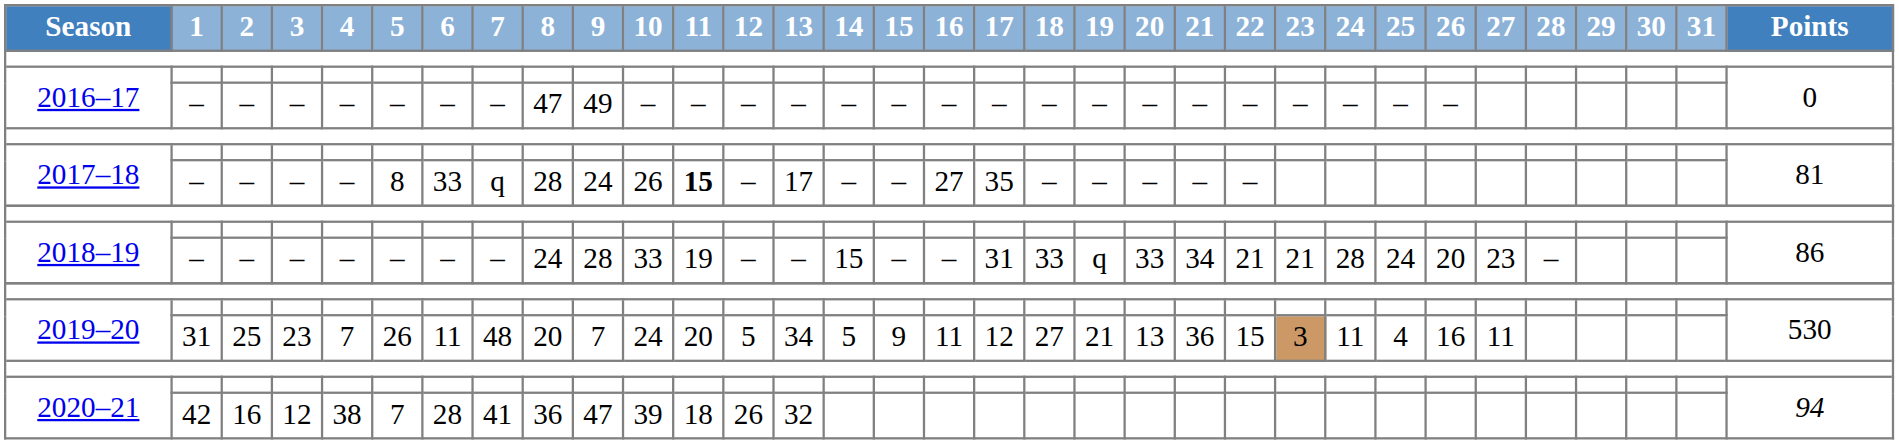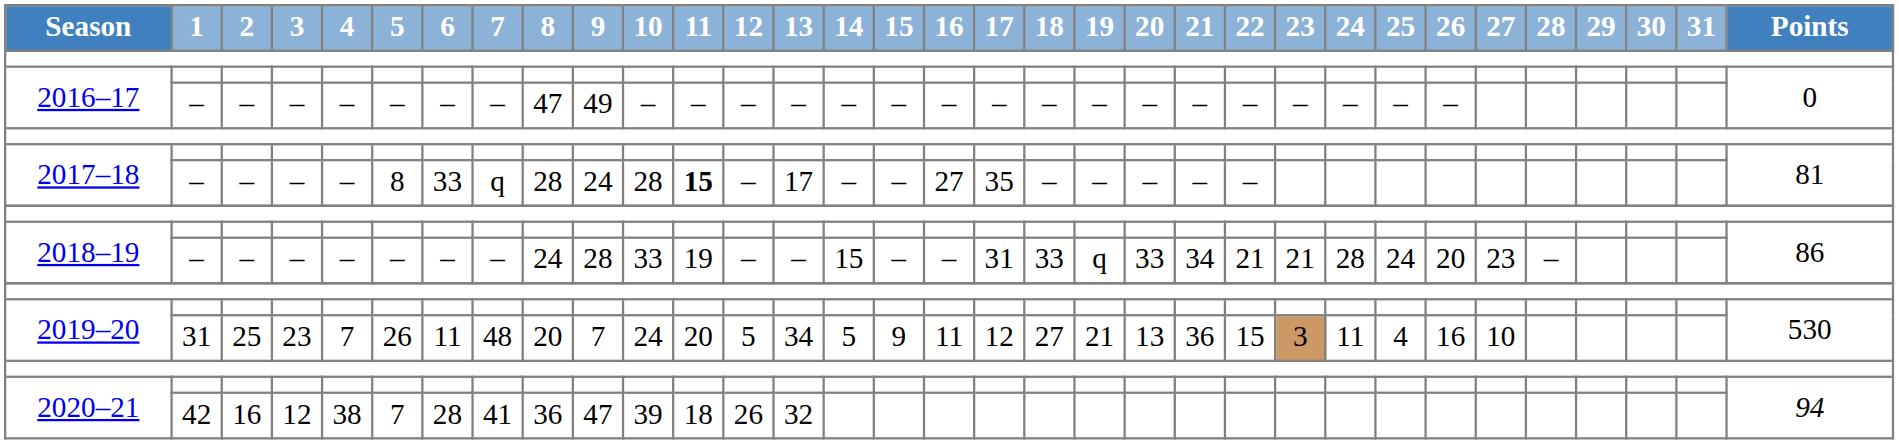(648, 182) 26 -> (648, 182) 28
(1501, 337) 11 -> (1501, 337) 10
